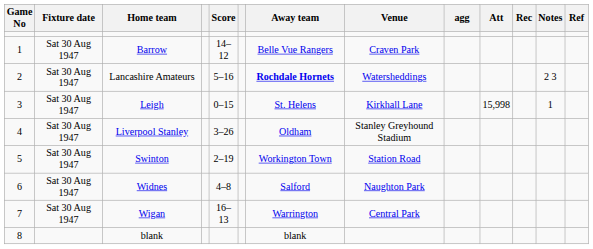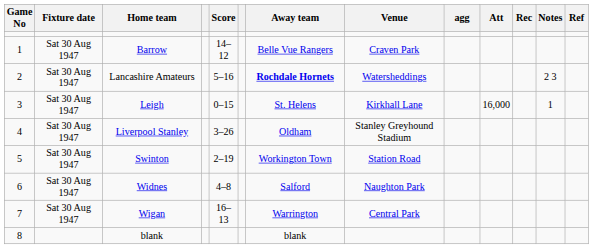(496, 104) 15,998 -> (496, 104) 16,000
